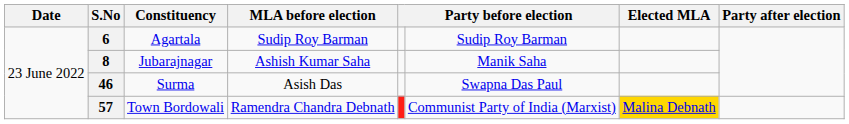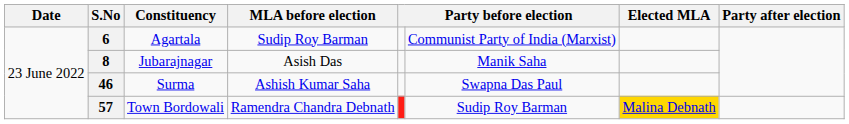(512, 38) Sudip Roy Barman -> (512, 38) Communist Party of India (Marxist)
(313, 61) Ashish Kumar Saha -> (313, 61) Asish Das
(313, 84) Asish Das -> (313, 84) Ashish Kumar Saha
(512, 107) Communist Party of India (Marxist) -> (512, 107) Sudip Roy Barman
